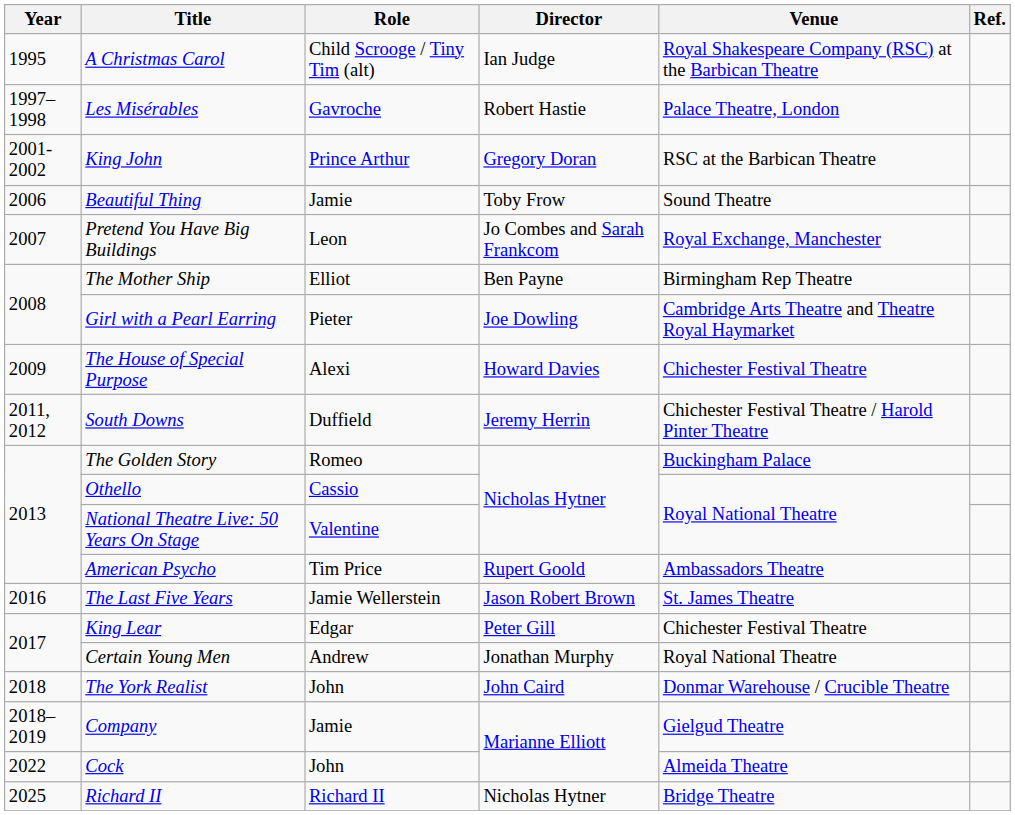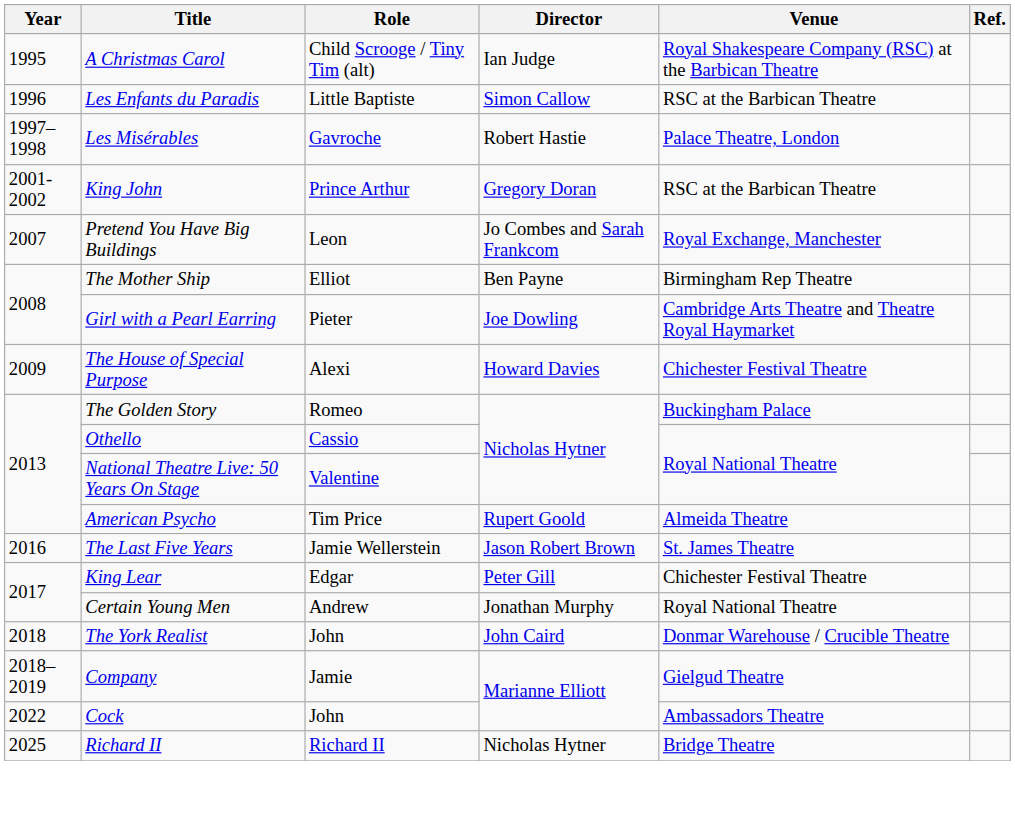+ row: (172, 98)
- row: (143, 199)
- row: (135, 419)
(743, 568) Ambassadors Theatre -> (725, 518) Almeida Theatre
(725, 766) Almeida Theatre -> (743, 716) Ambassadors Theatre
